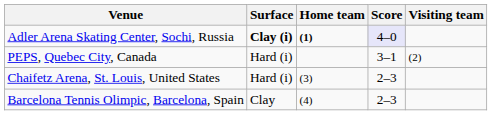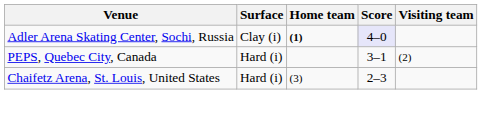(271, 36) bold -> (260, 36) normal
- row: (126, 99)
